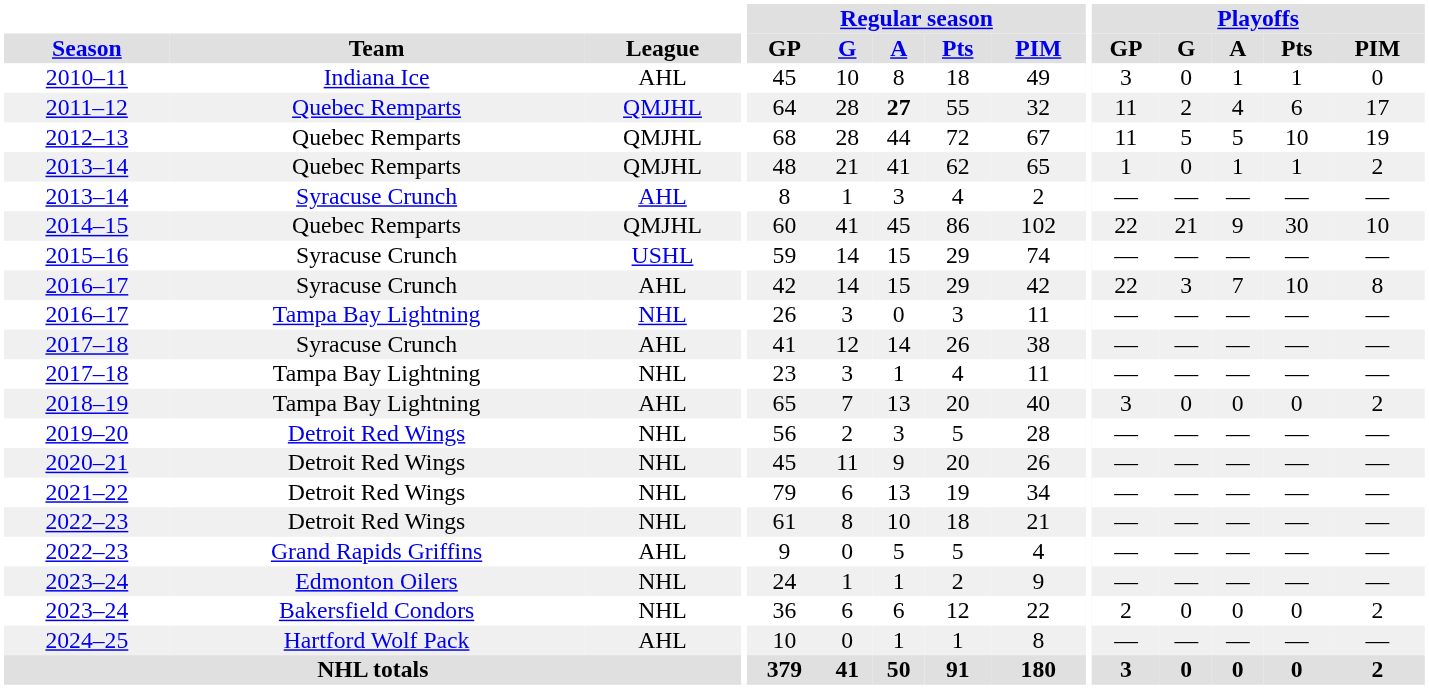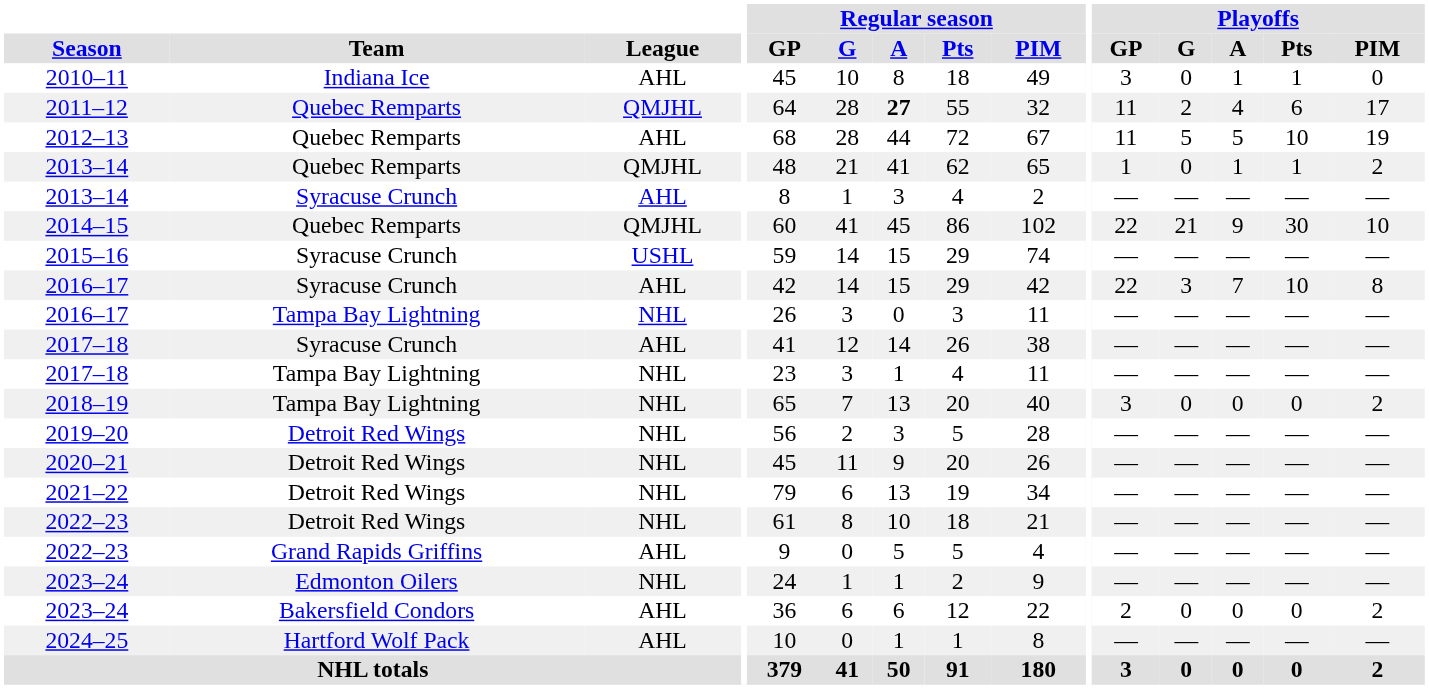(663, 136) QMJHL -> (662, 136) AHL
(662, 403) AHL -> (662, 403) NHL
(662, 610) NHL -> (662, 610) AHL
